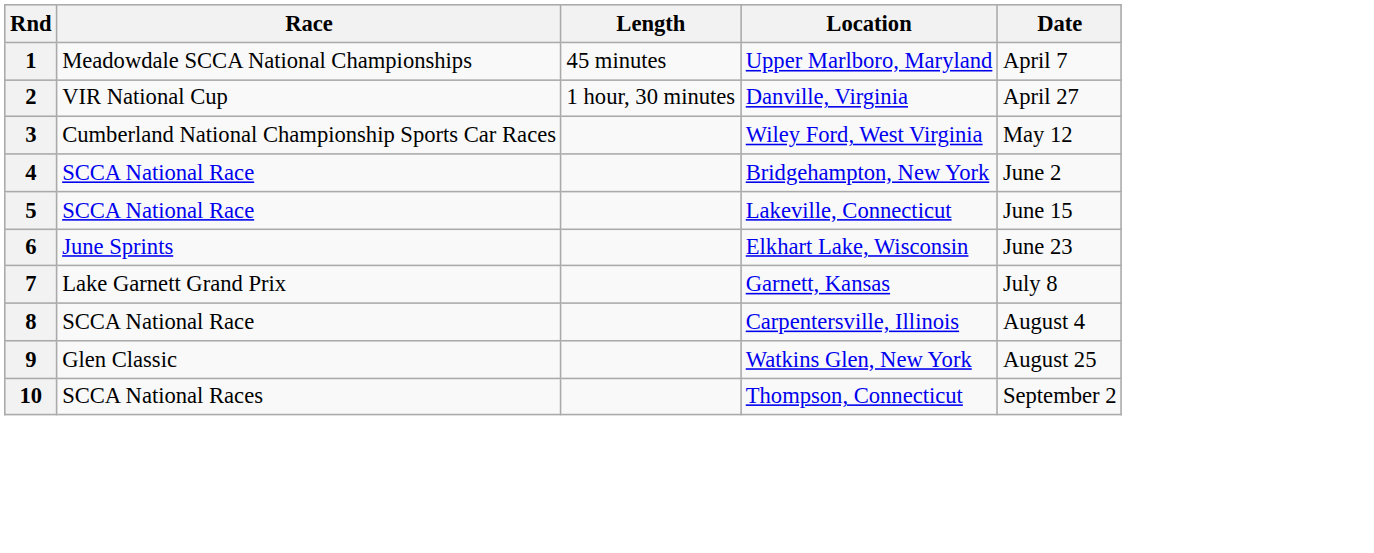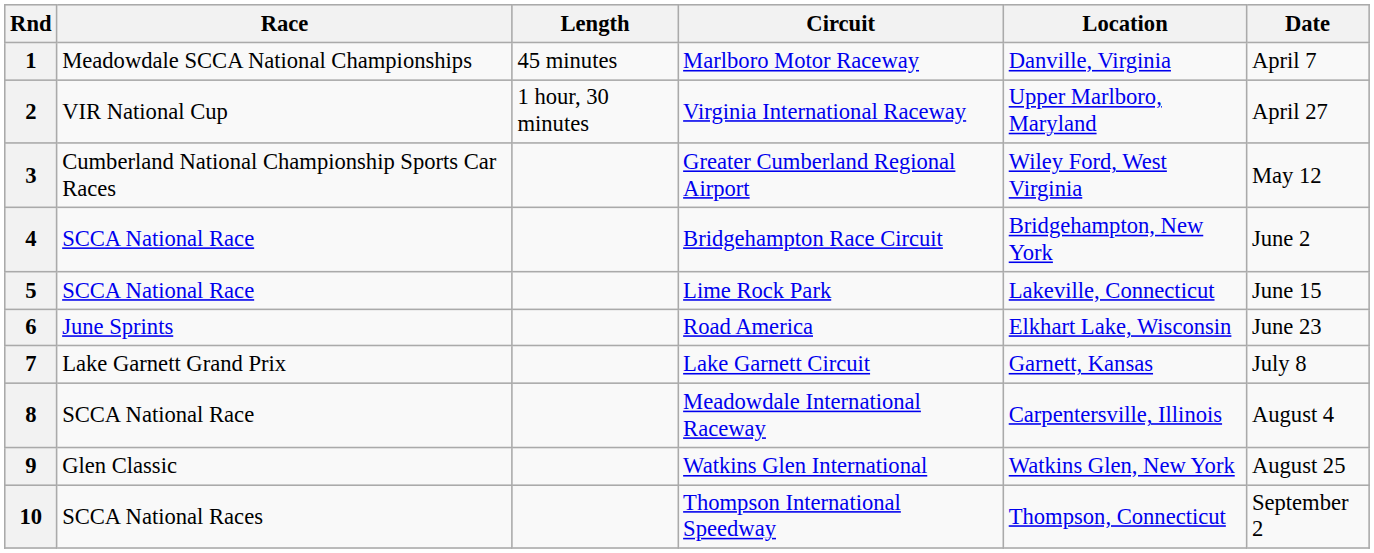+ column: (841, 23)
(869, 60) Upper Marlboro, Maryland -> (1090, 60) Danville, Virginia
(827, 98) Danville, Virginia -> (1085, 111) Upper Marlboro, Maryland
